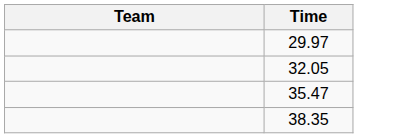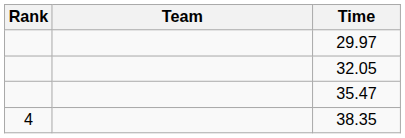+ column: (28, 17)
